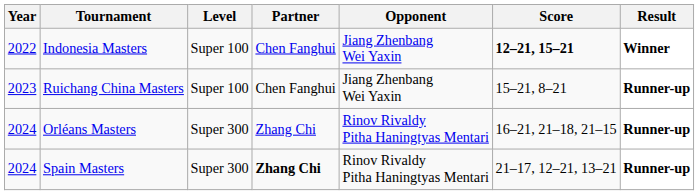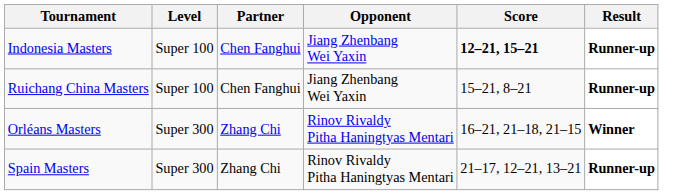- column: (22, 16)
(647, 48) Winner -> (622, 48) Runner-up
(657, 129) Runner-up -> (611, 129) Winner
(288, 169) bold -> (251, 169) normal
